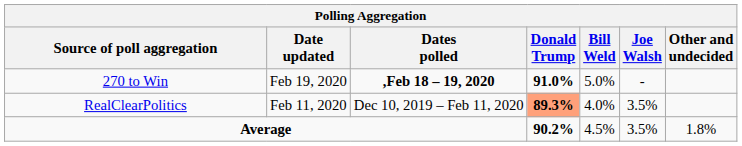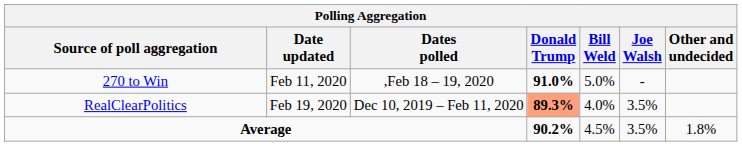(308, 81) Feb 19, 2020 -> (308, 81) Feb 11, 2020
(439, 81) bold -> (439, 81) normal
(308, 105) Feb 11, 2020 -> (308, 105) Feb 19, 2020
